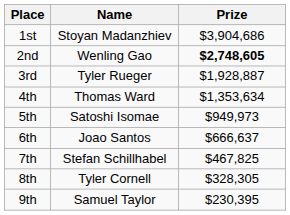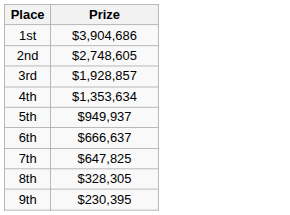- column: (115, 14)
(232, 55) bold -> (104, 55) normal
(232, 76) $1,928,887 -> (104, 76) $1,928,857
(232, 117) $949,973 -> (104, 117) $949,937
(232, 158) $467,825 -> (104, 158) $647,825
